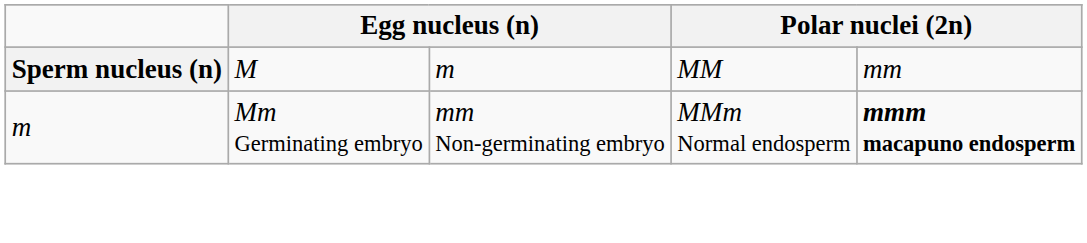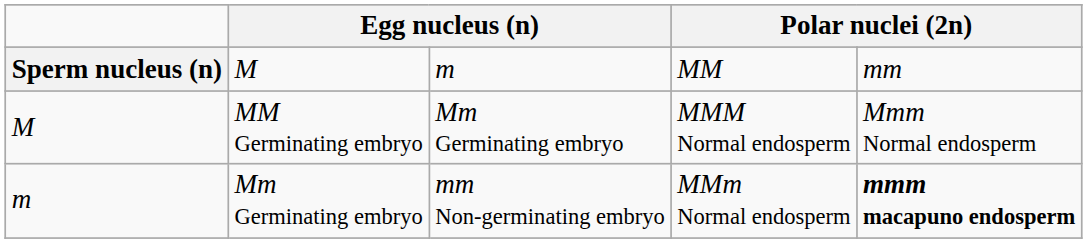+ row: (329, 126)
